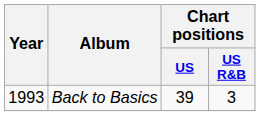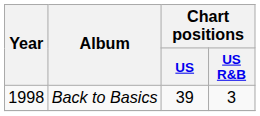(26, 97) 1993 -> (26, 97) 1998
